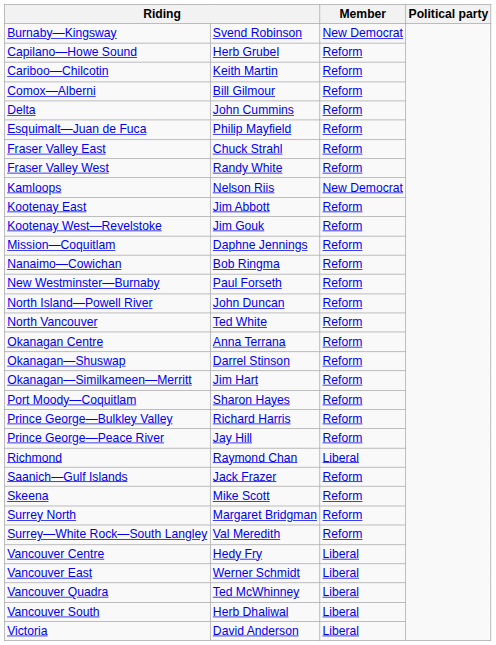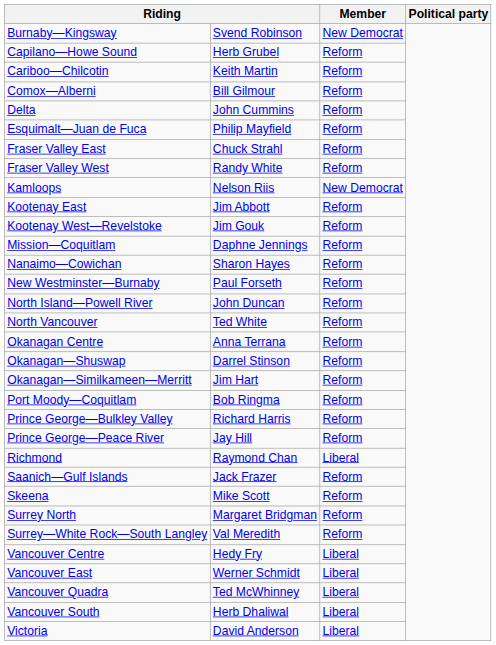(246, 264) Bob Ringma -> (251, 264) Sharon Hayes
(251, 399) Sharon Hayes -> (246, 399) Bob Ringma
